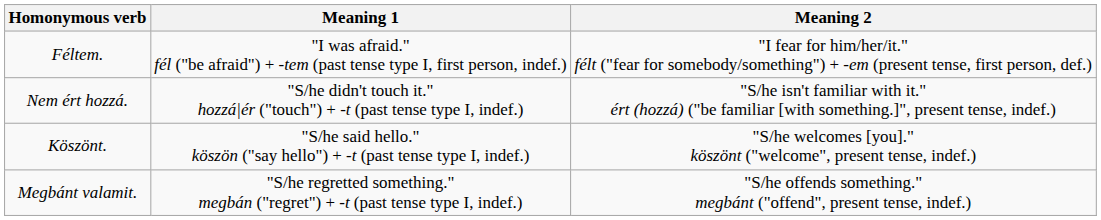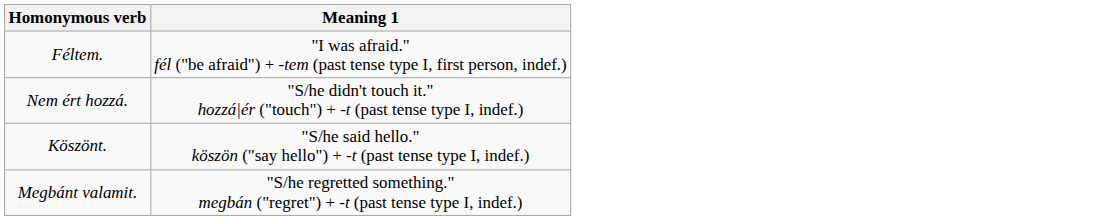- column: (833, 17)
